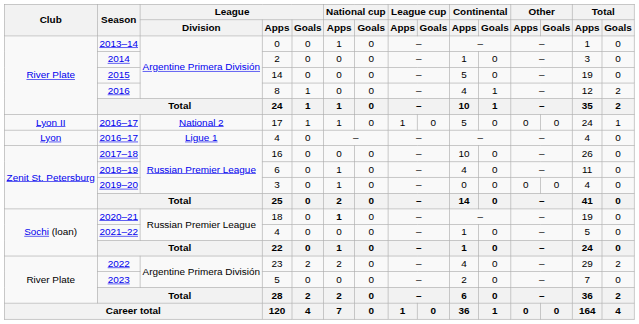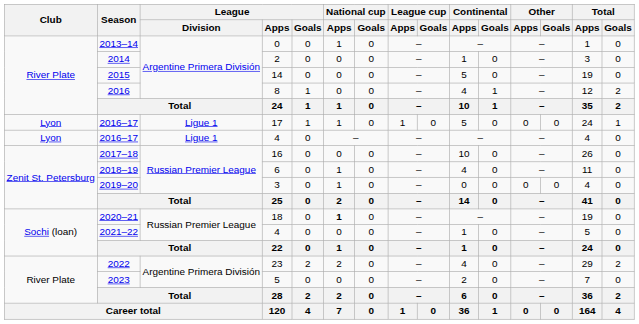(51, 122) Lyon II -> (51, 122) Lyon
(201, 122) National 2 -> (201, 122) Ligue 1
